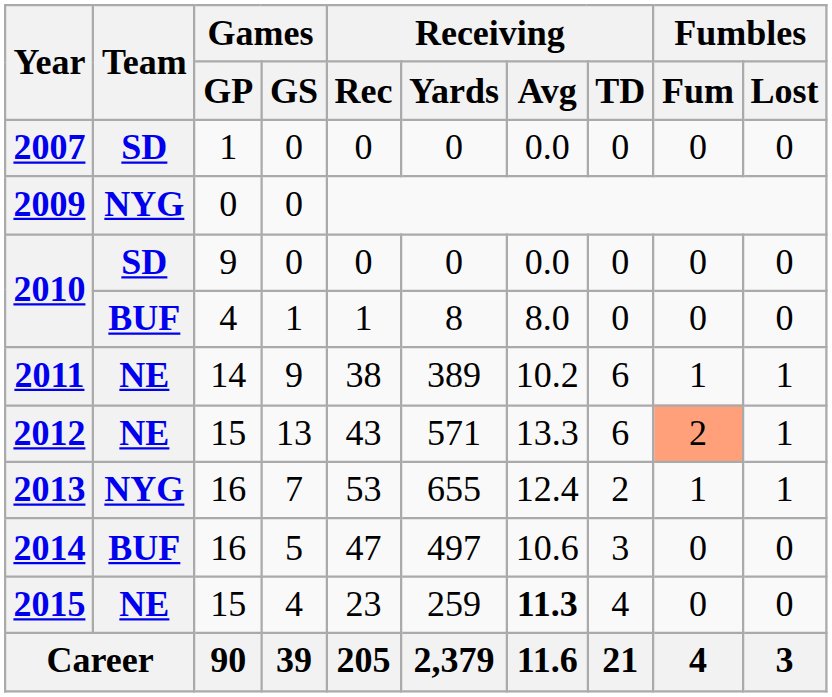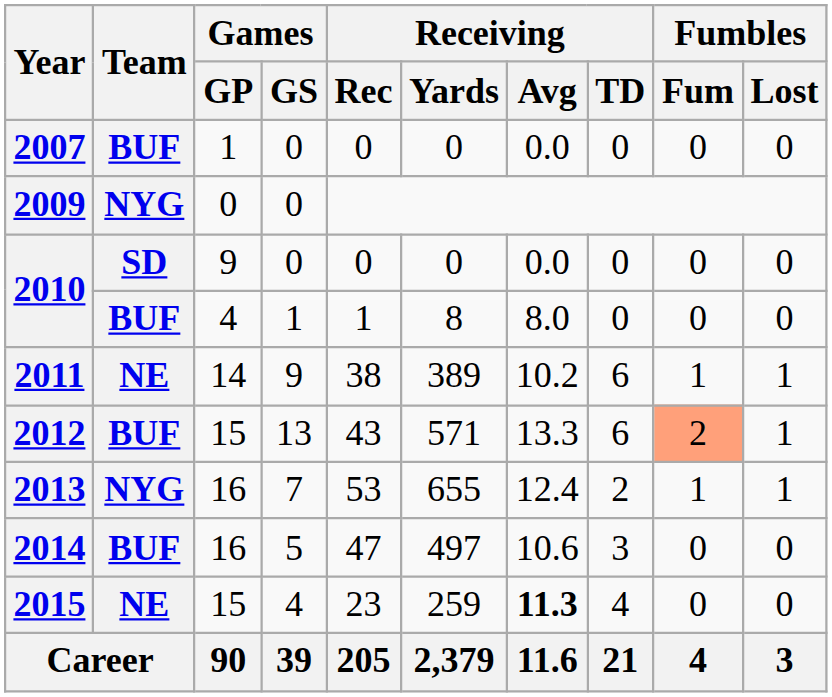(144, 147) SD -> (144, 147) BUF
(144, 432) NE -> (144, 432) BUF
